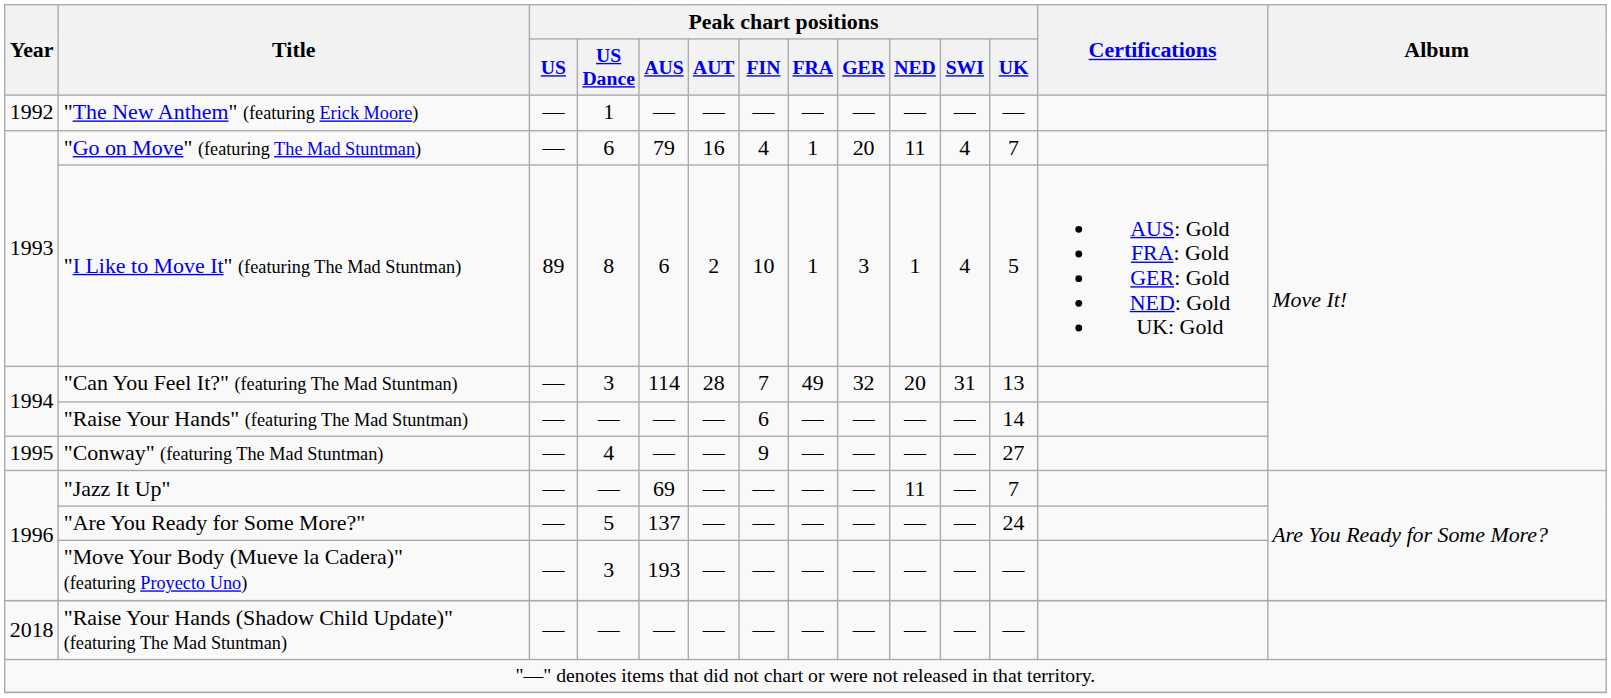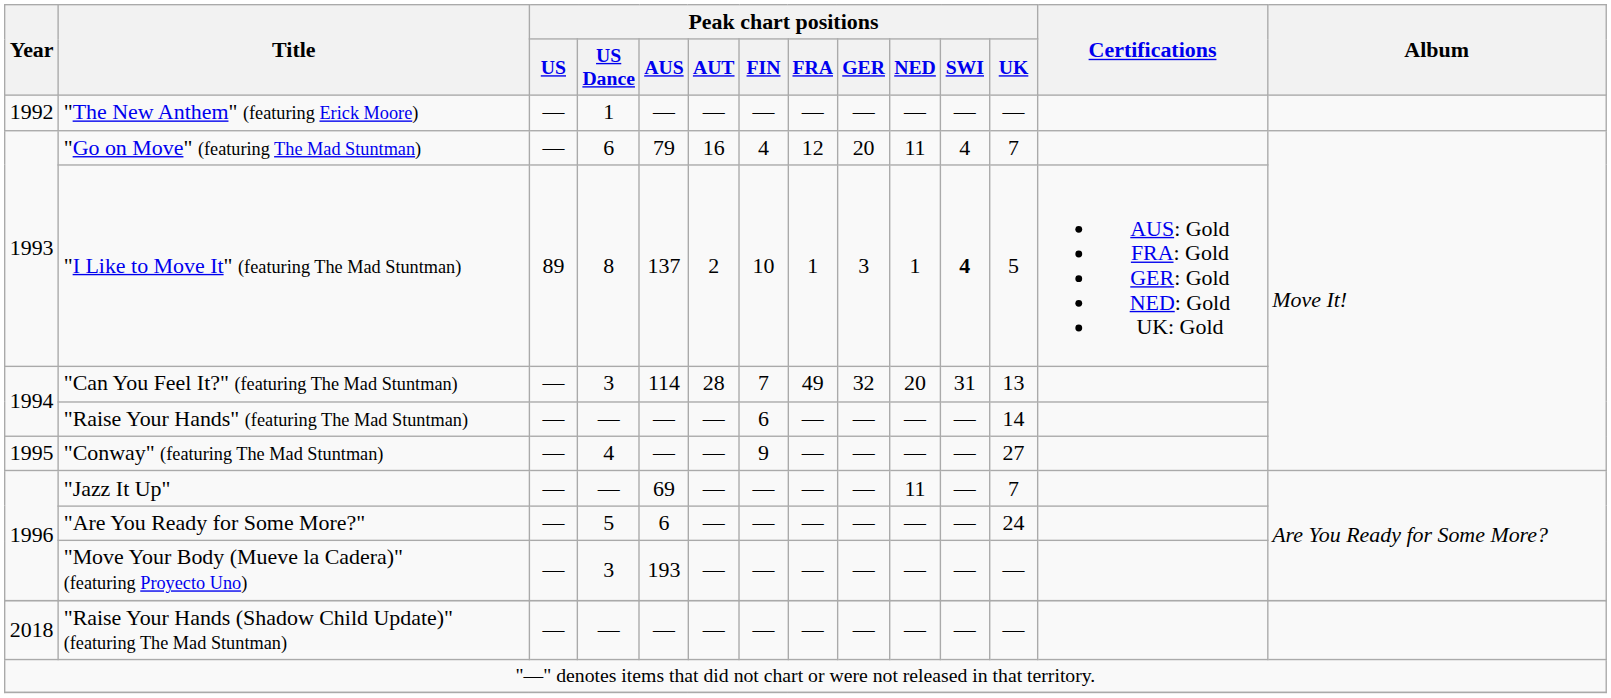(813, 147) 1 -> (813, 147) 12
(664, 265) 6 -> (664, 265) 137
(965, 265) normal -> (965, 265) bold
(664, 522) 137 -> (664, 522) 6
